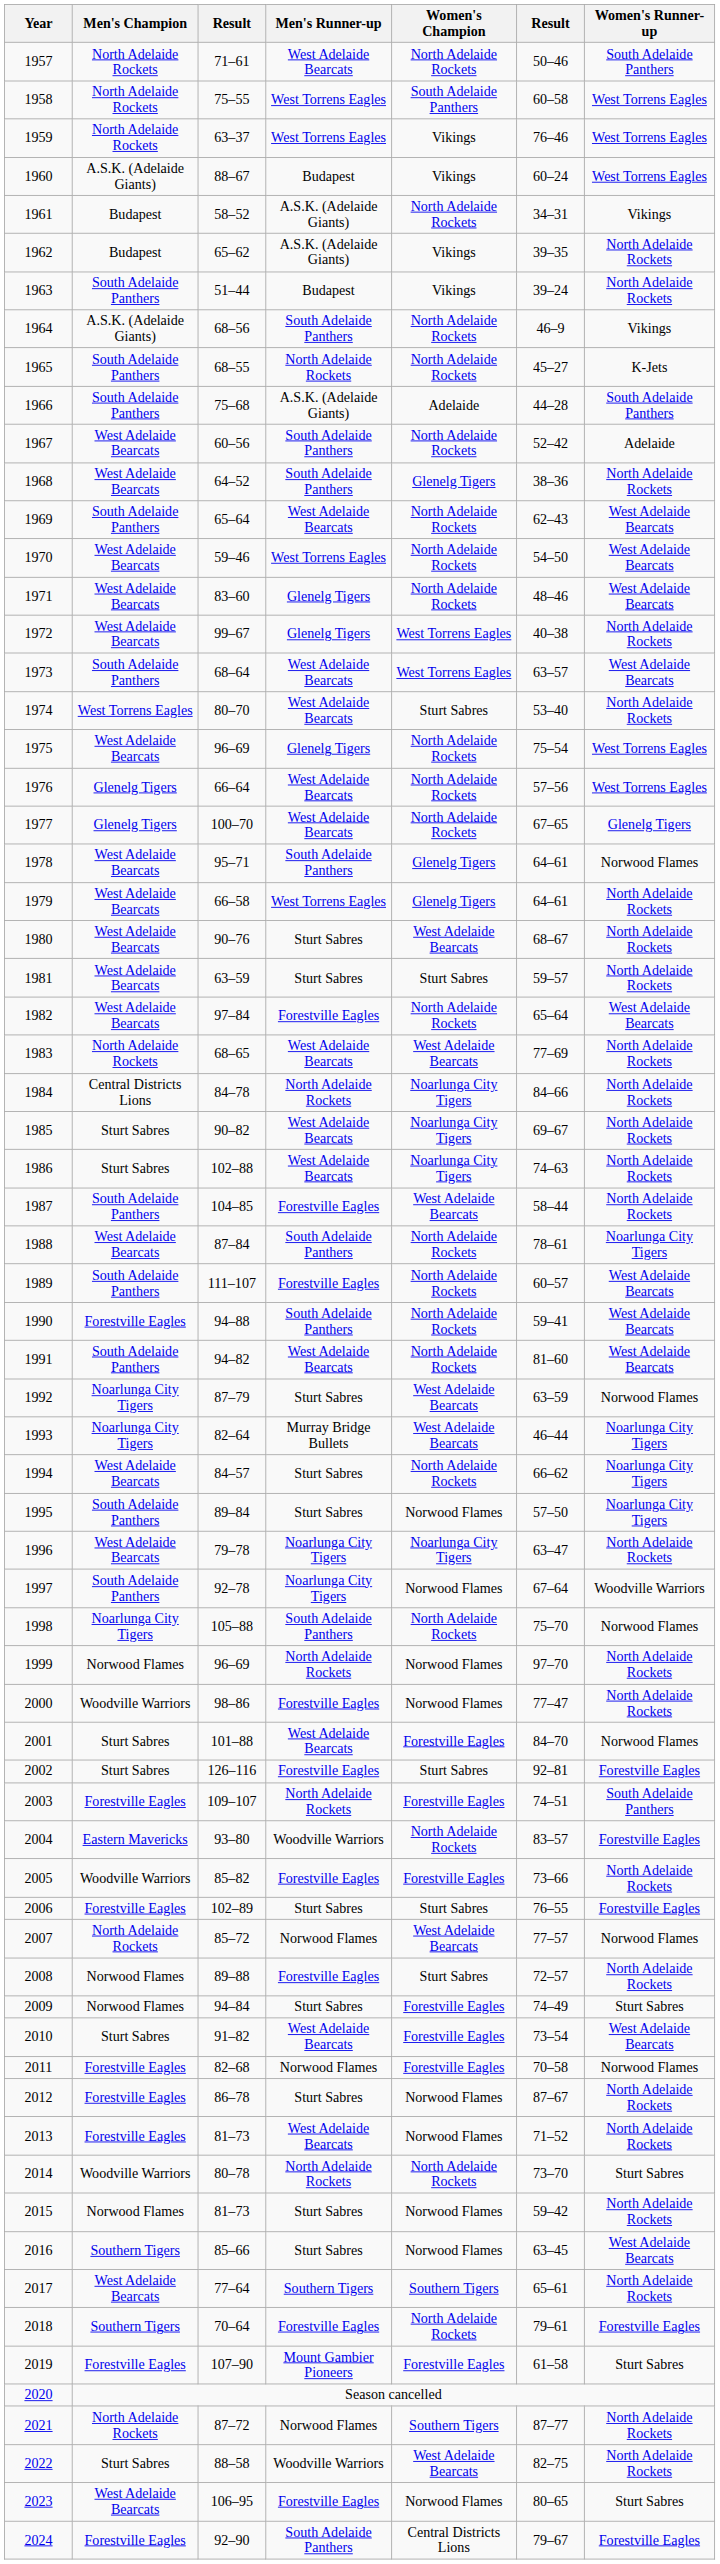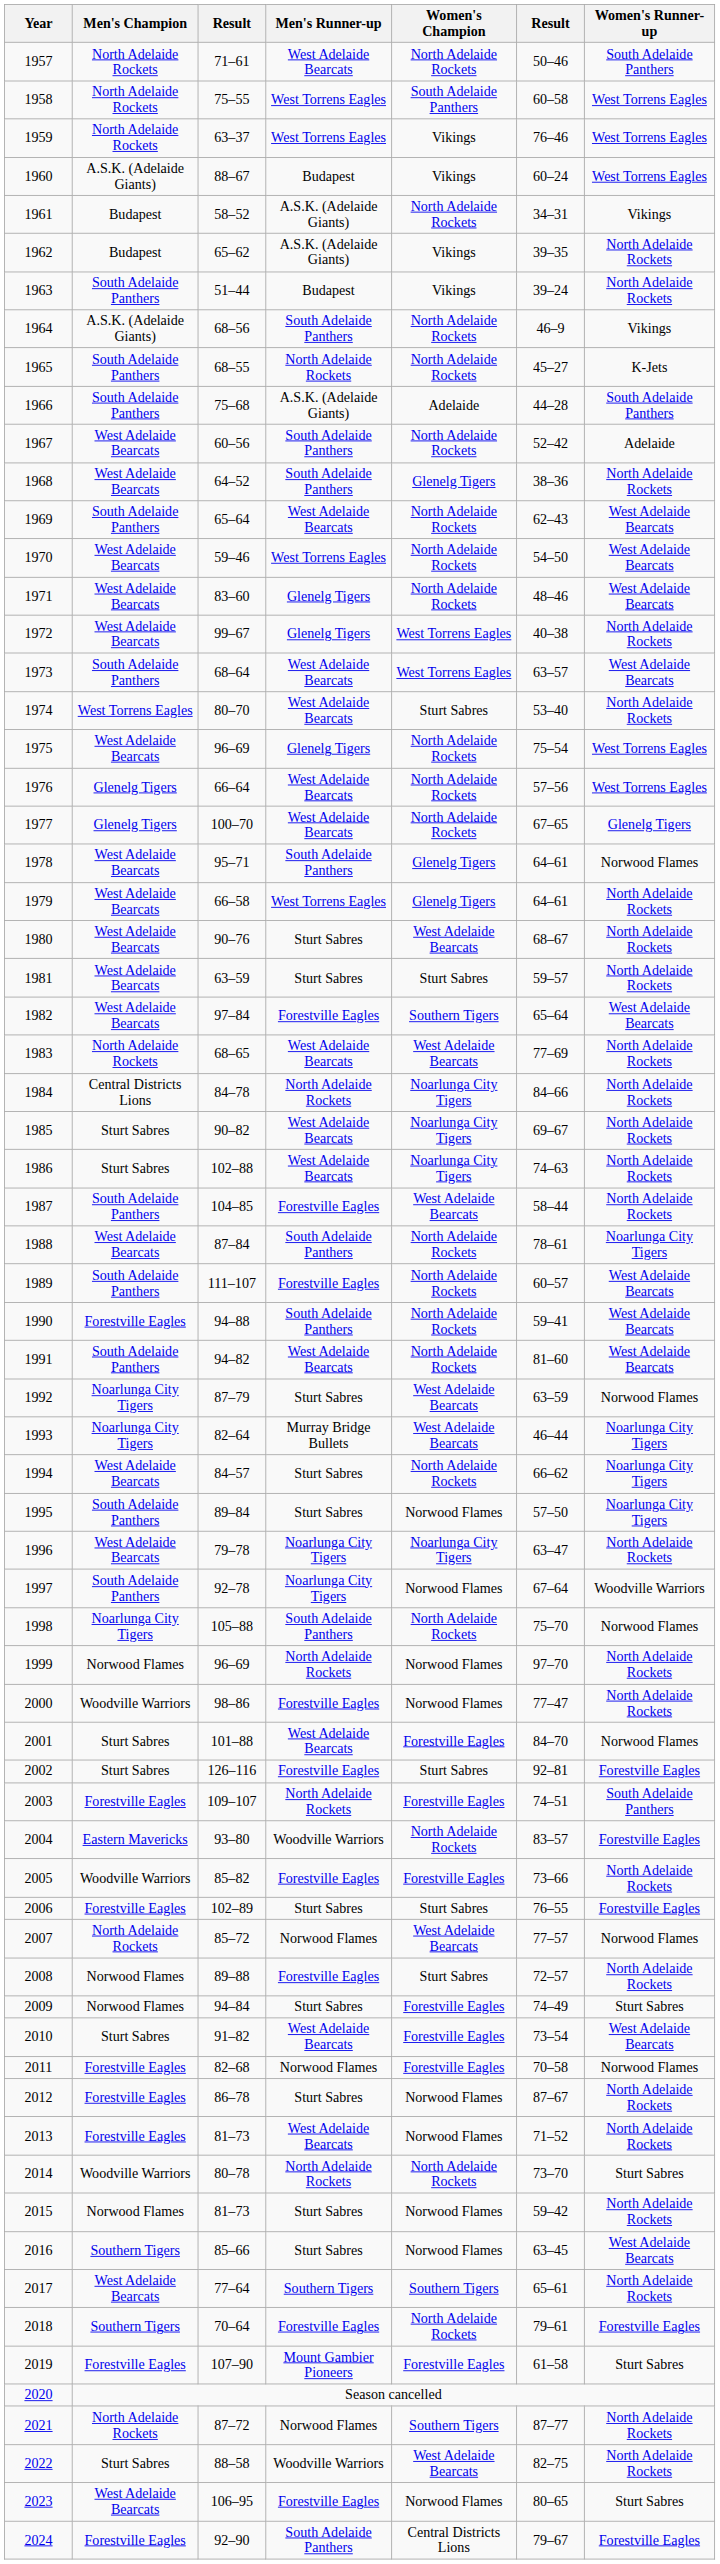(454, 1016) North Adelaide Rockets -> (454, 1016) Southern Tigers
